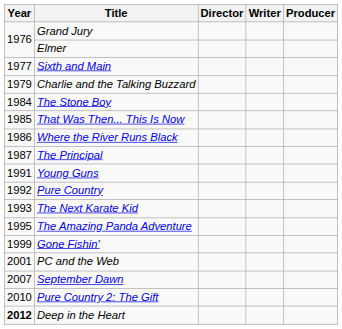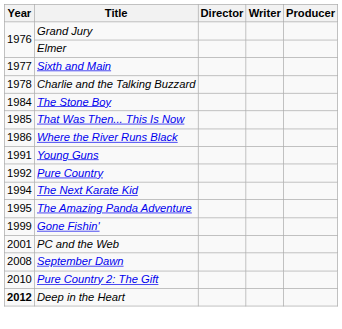(19, 84) 1979 -> (19, 84) 1978
- row: (70, 155)
(19, 208) 1993 -> (19, 191) 1994
(19, 279) 2007 -> (19, 262) 2008
